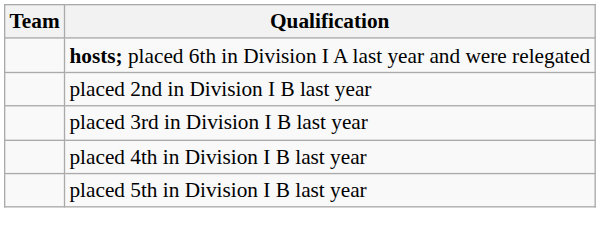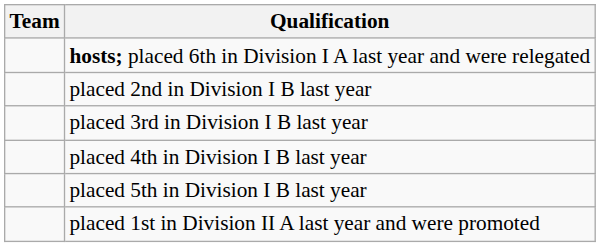+ row: (305, 223)
